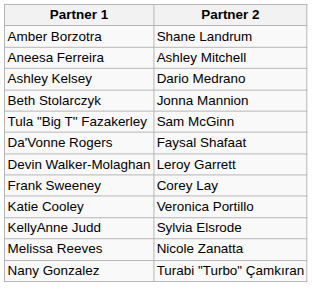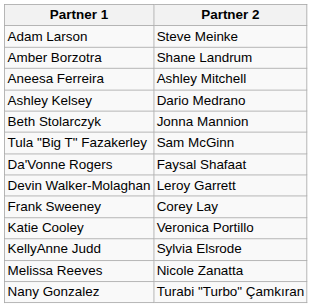+ row: (47, 36)
